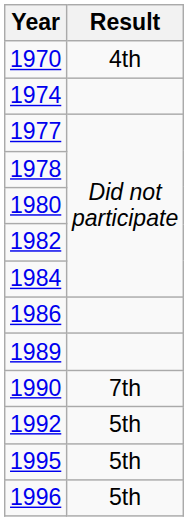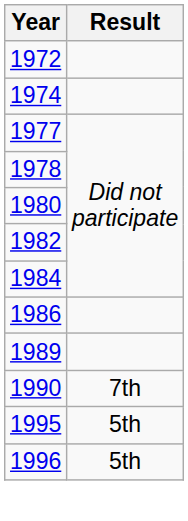- row: (36, 59)
+ row: (36, 59)
- row: (36, 424)
